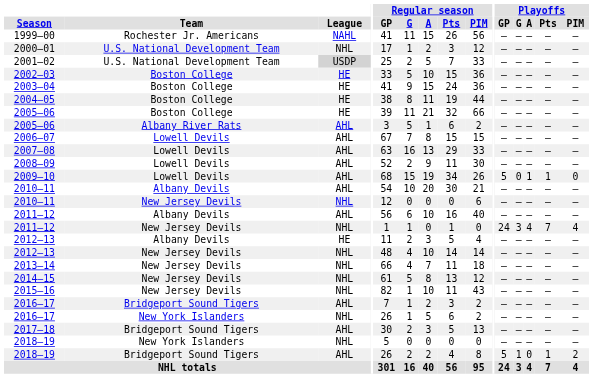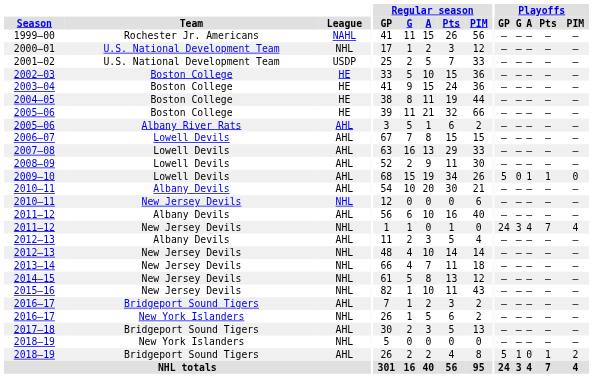(344, 61) lightgrey background -> (344, 61) no background
(344, 240) HE -> (344, 240) AHL
